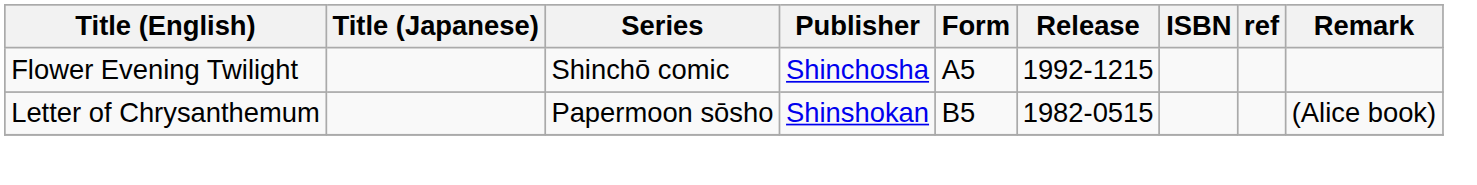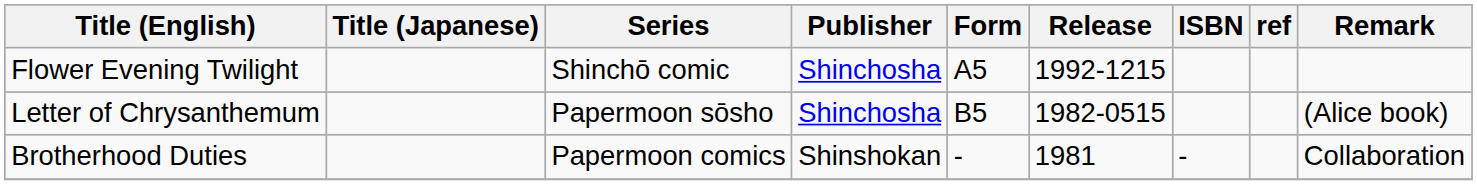(858, 112) Shinshokan -> (870, 112) Shinchosha
+ row: (129, 156)
